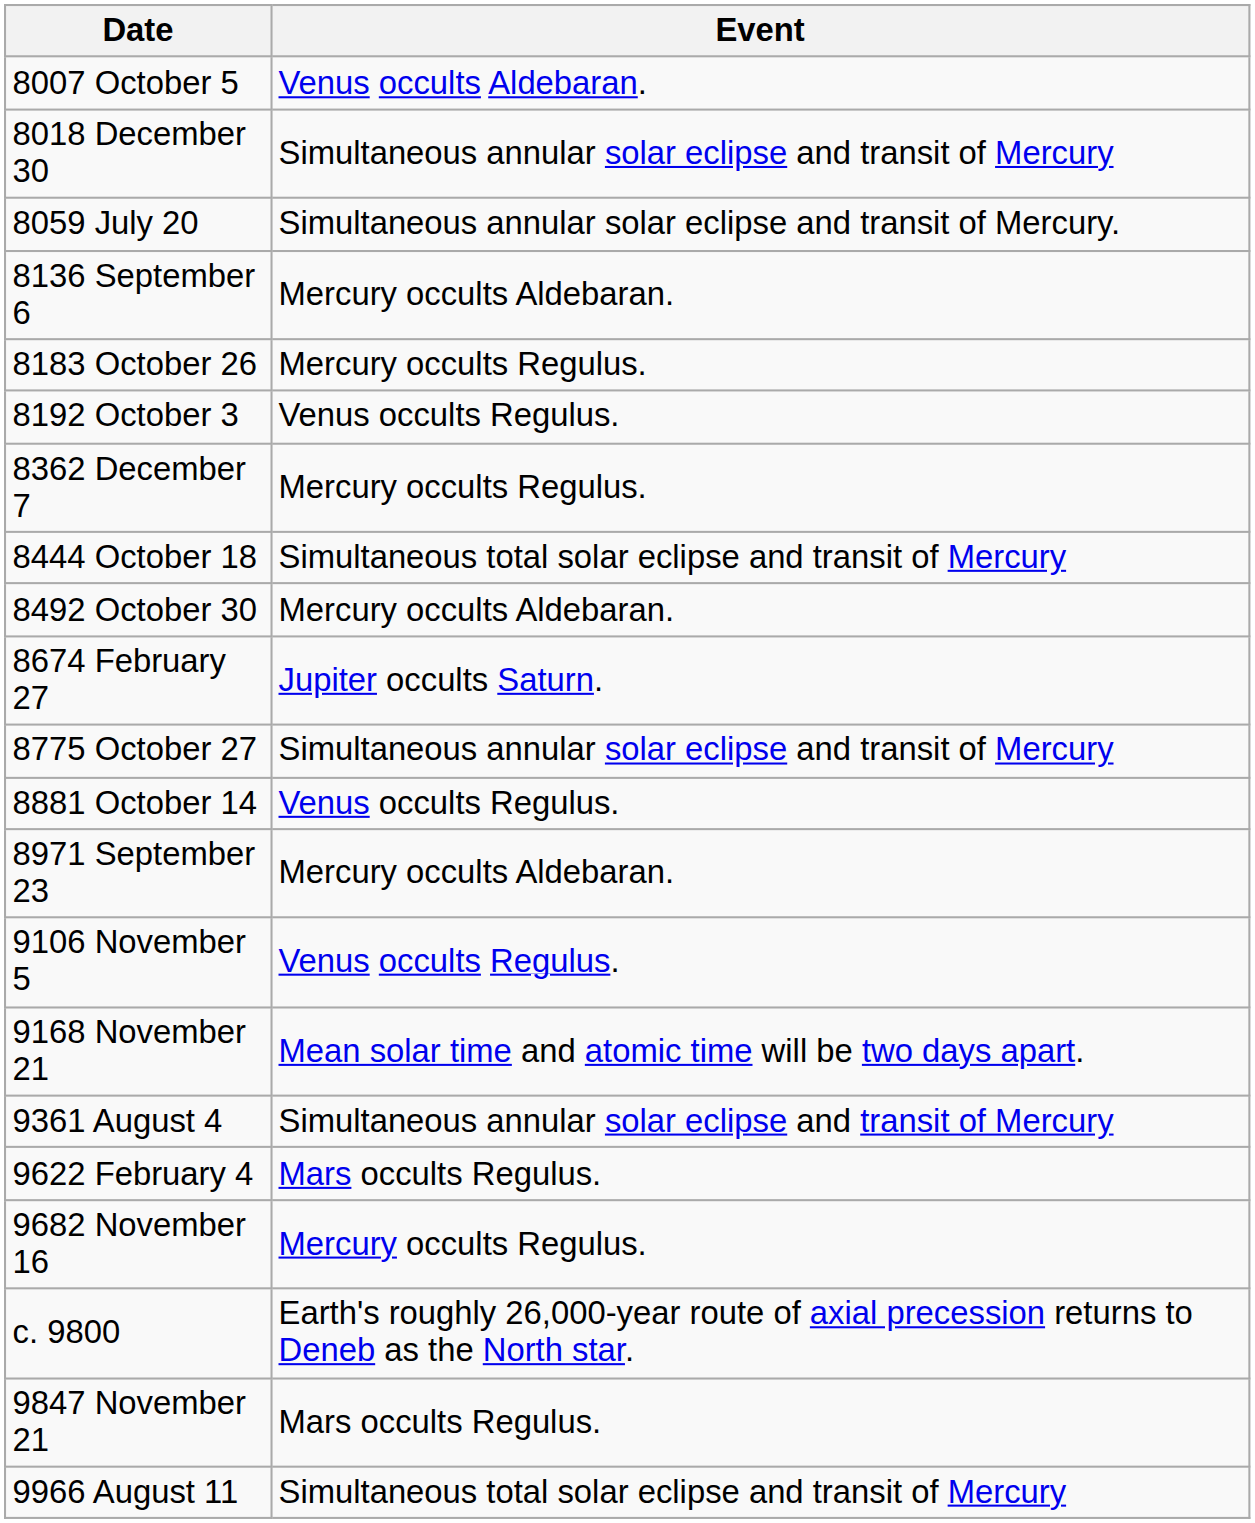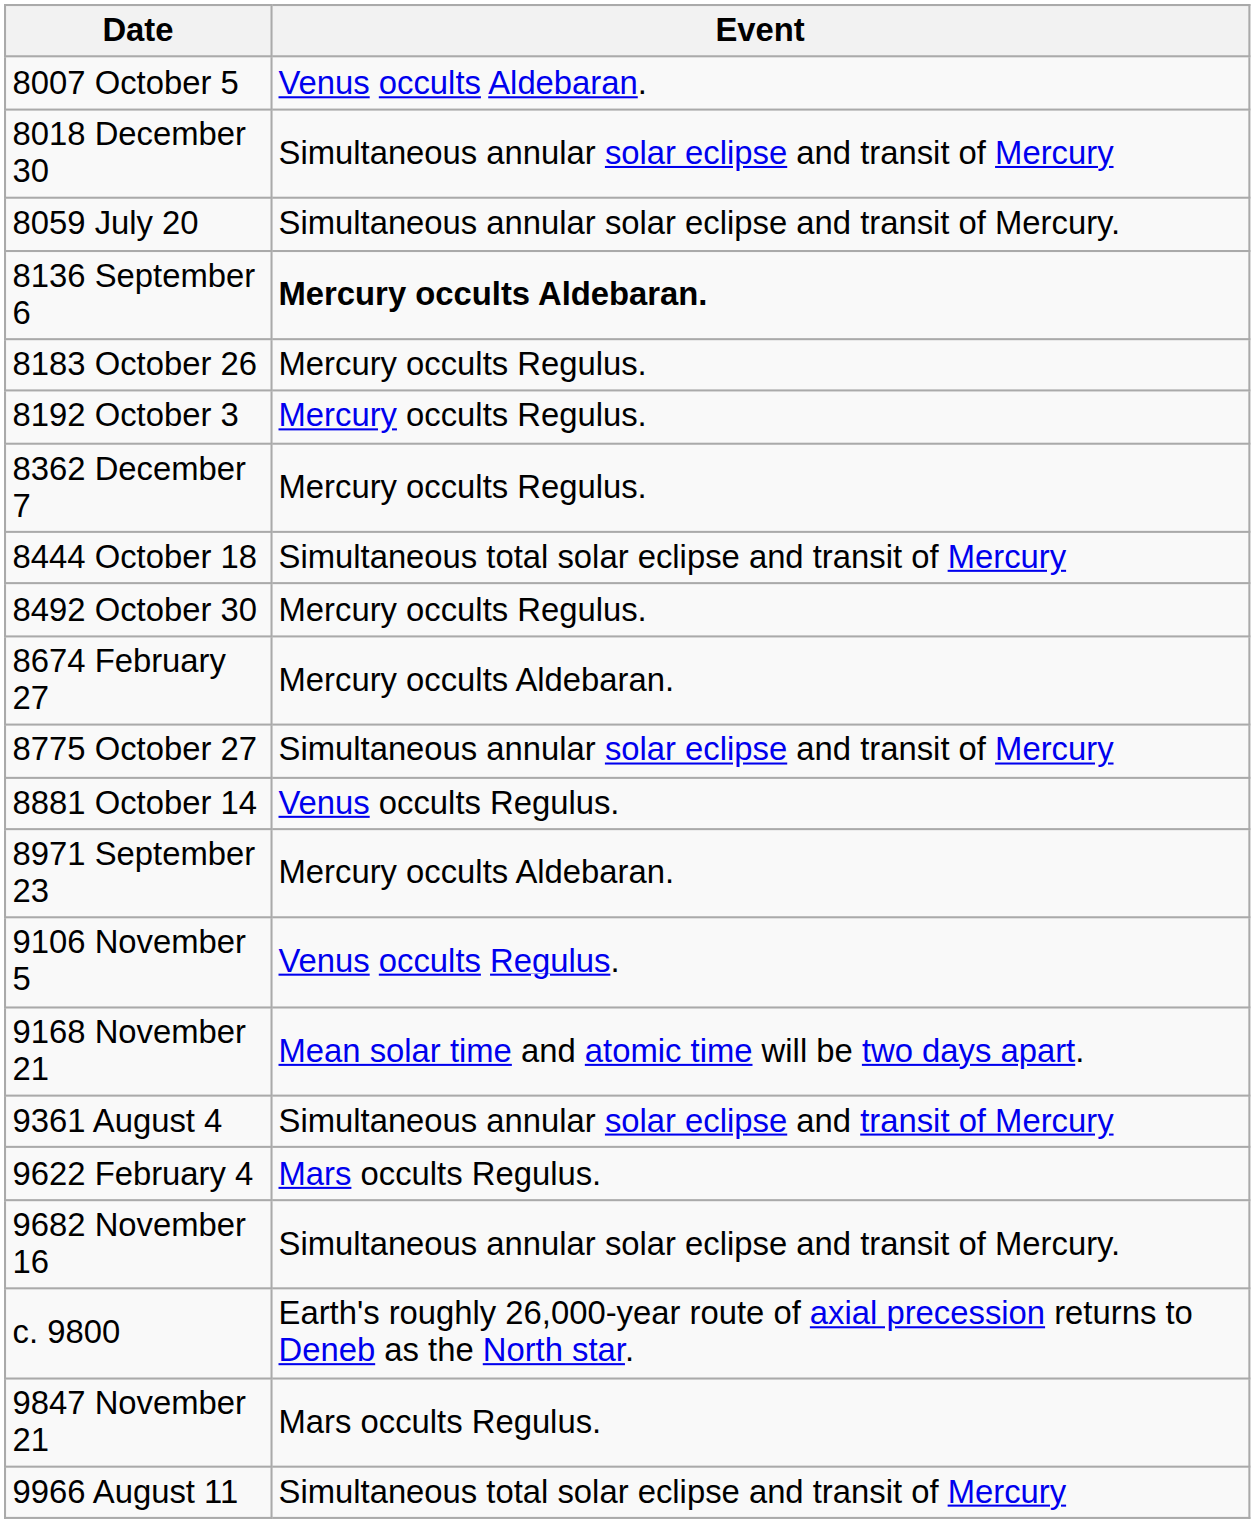(476, 293) normal -> (493, 293) bold
(449, 416) Venus occults Regulus. -> (463, 416) Mercury occults Regulus.
(476, 609) Mercury occults Aldebaran. -> (463, 609) Mercury occults Regulus.
(441, 679) Jupiter occults Saturn. -> (476, 679) Mercury occults Aldebaran.
(463, 1243) Mercury occults Regulus. -> (699, 1243) Simultaneous annular solar eclipse and transit of Mercury.
